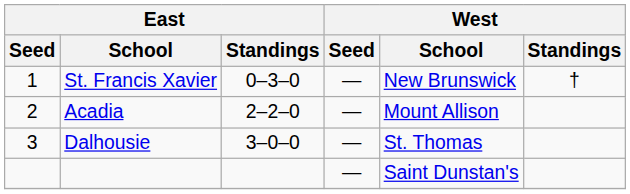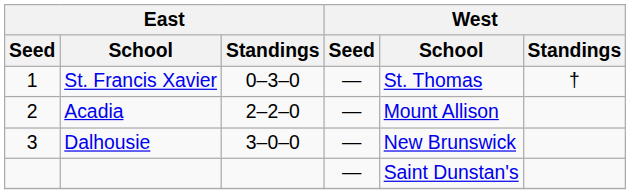(450, 81) New Brunswick -> (433, 81) St. Thomas
(433, 142) St. Thomas -> (450, 142) New Brunswick
